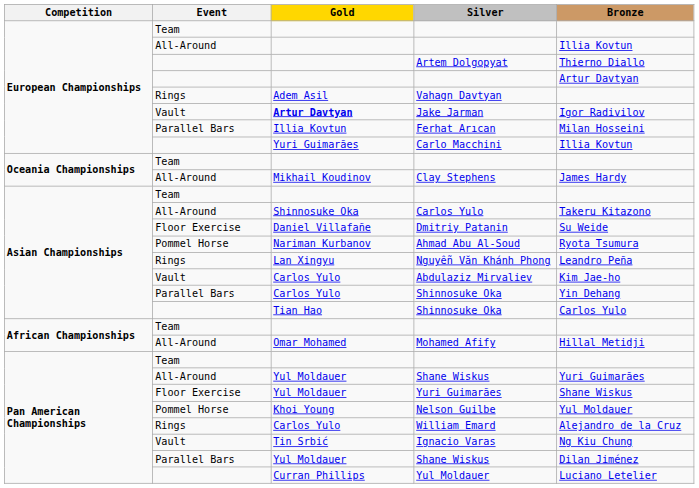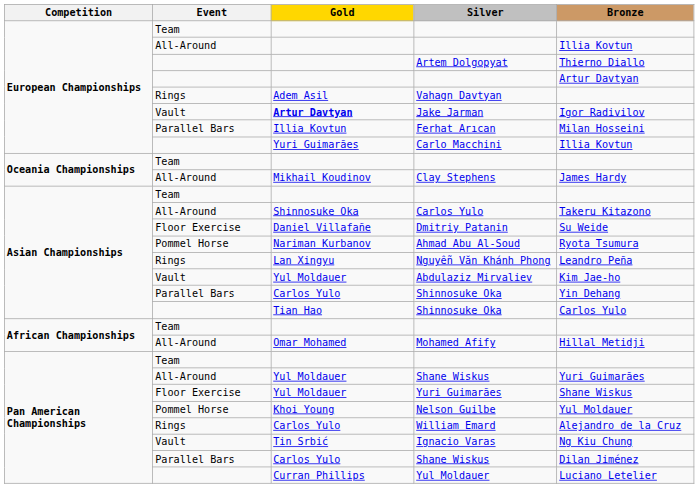(307, 277) Carlos Yulo -> (310, 277) Yul Moldauer
(310, 459) Yul Moldauer -> (307, 459) Carlos Yulo
